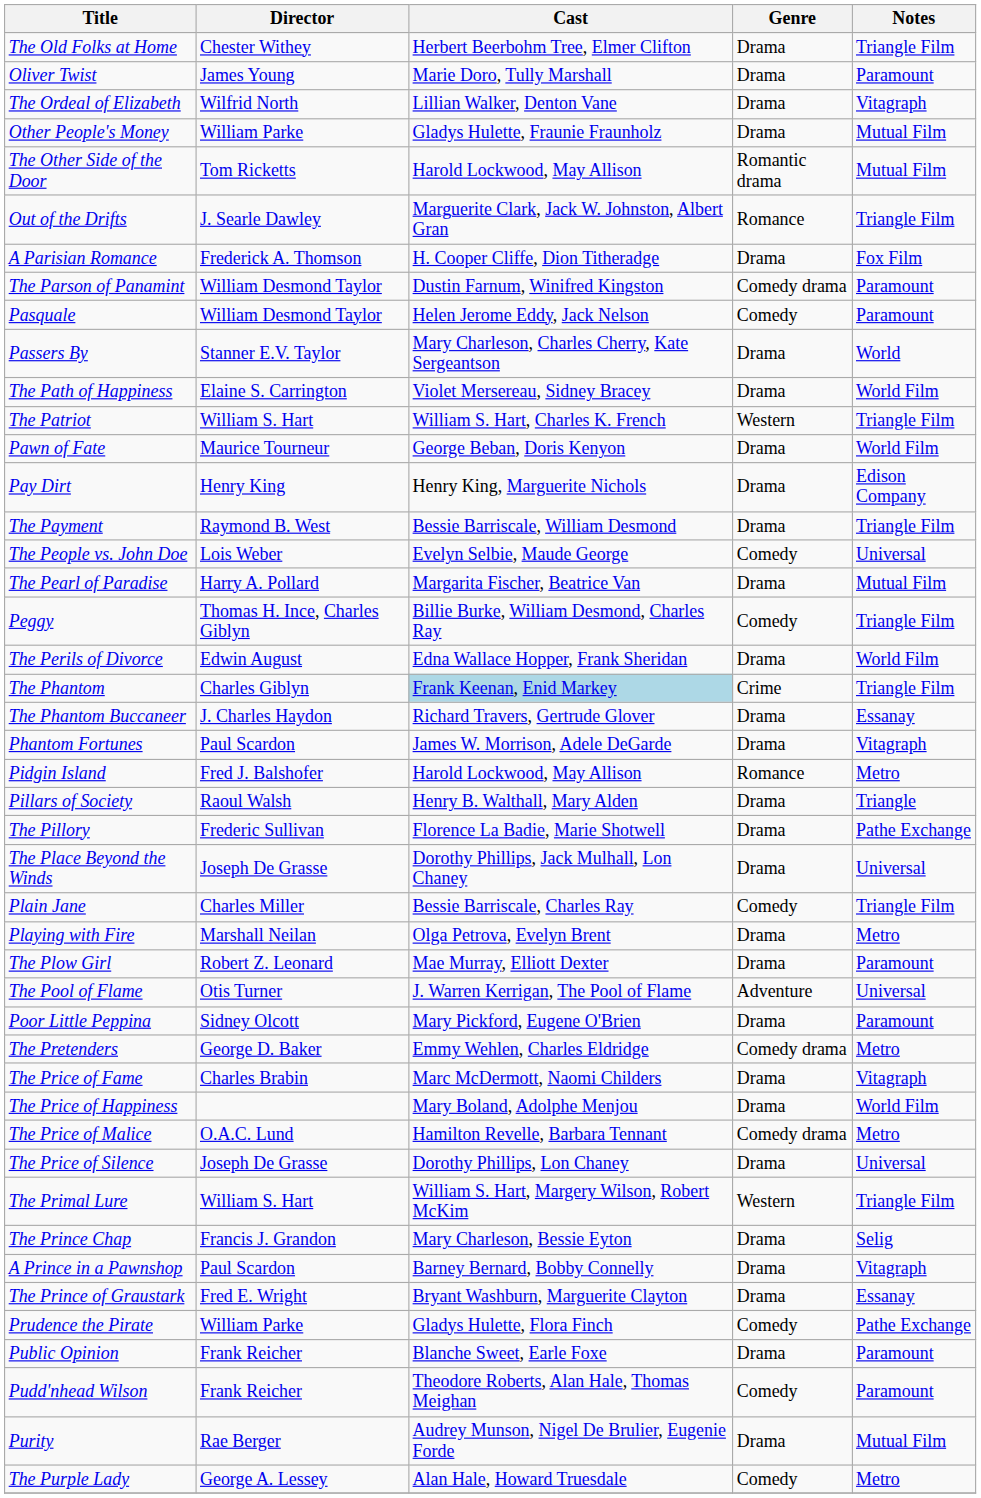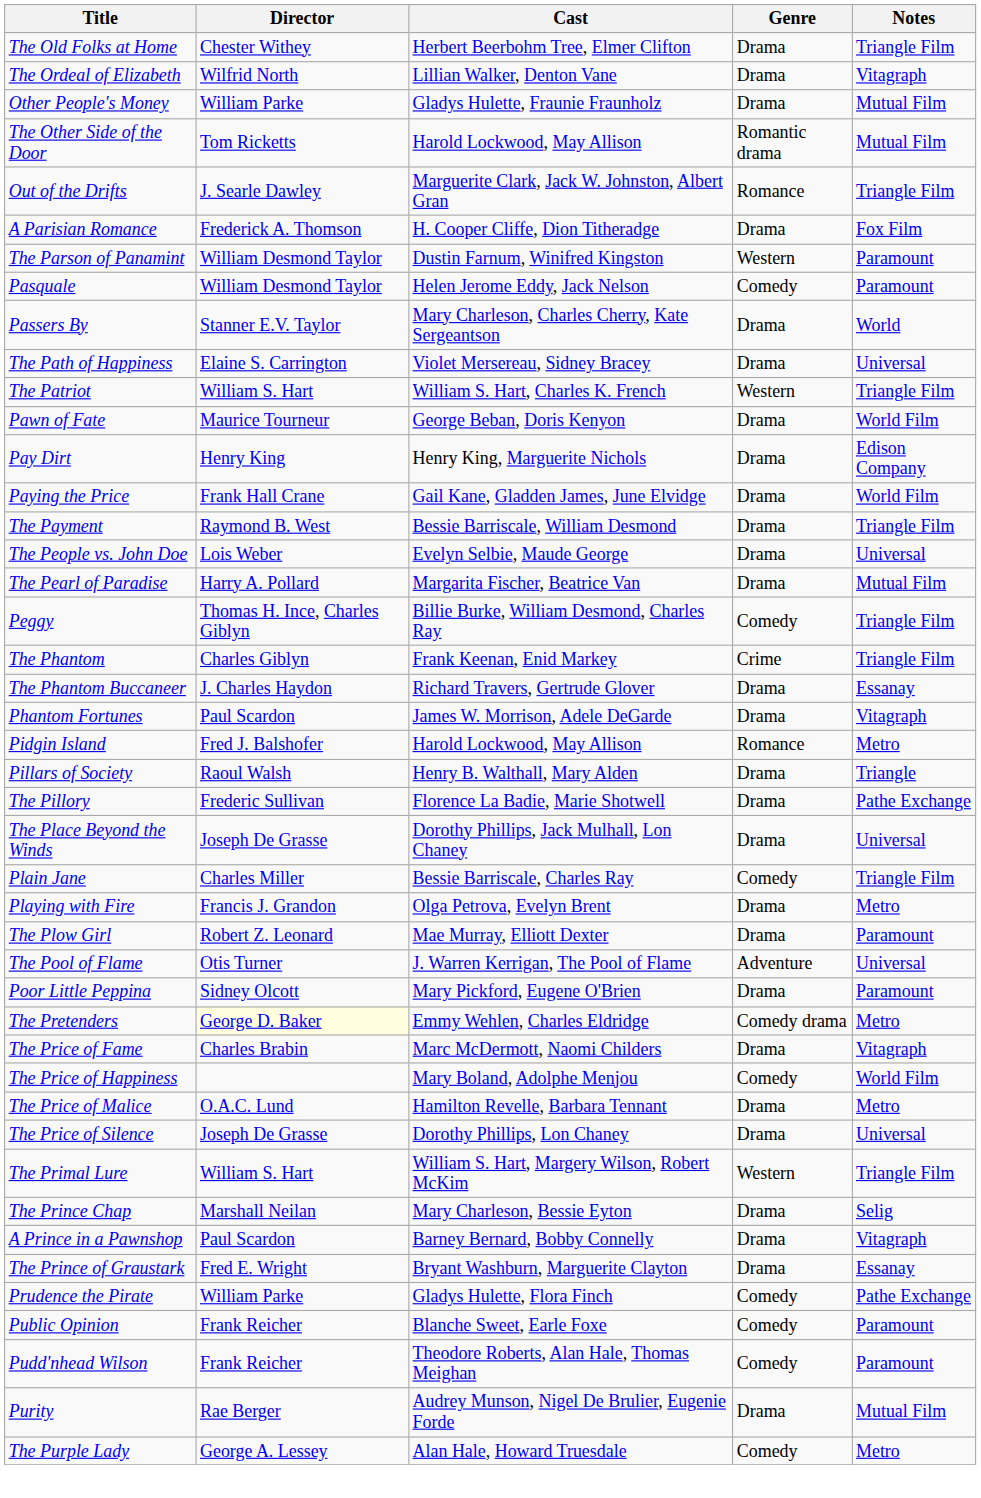- row: (53, 75)
(792, 286) Comedy drama -> (766, 257) Western
(897, 391) World Film -> (891, 363) Universal
+ row: (69, 497)
(767, 554) Comedy -> (761, 554) Drama
- row: (86, 659)
(515, 687) lightblue background -> (515, 659) no background
(258, 935) Marshall Neilan -> (268, 907) Francis J. Grandon
(261, 1049) no background -> (261, 1020) lightyellow background
(761, 1105) Drama -> (767, 1077) Comedy
(792, 1134) Comedy drama -> (761, 1105) Drama
(268, 1239) Francis J. Grandon -> (258, 1211) Marshall Neilan
(761, 1353) Drama -> (767, 1325) Comedy
